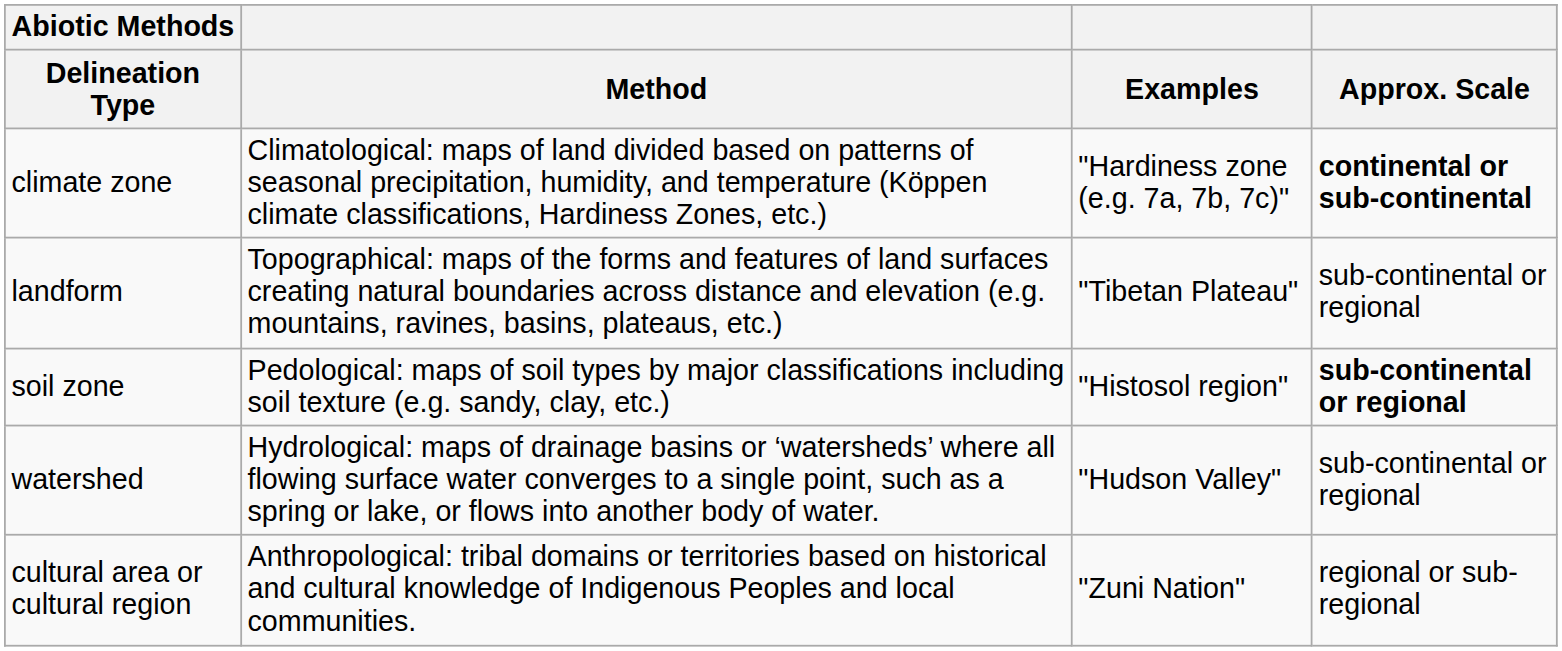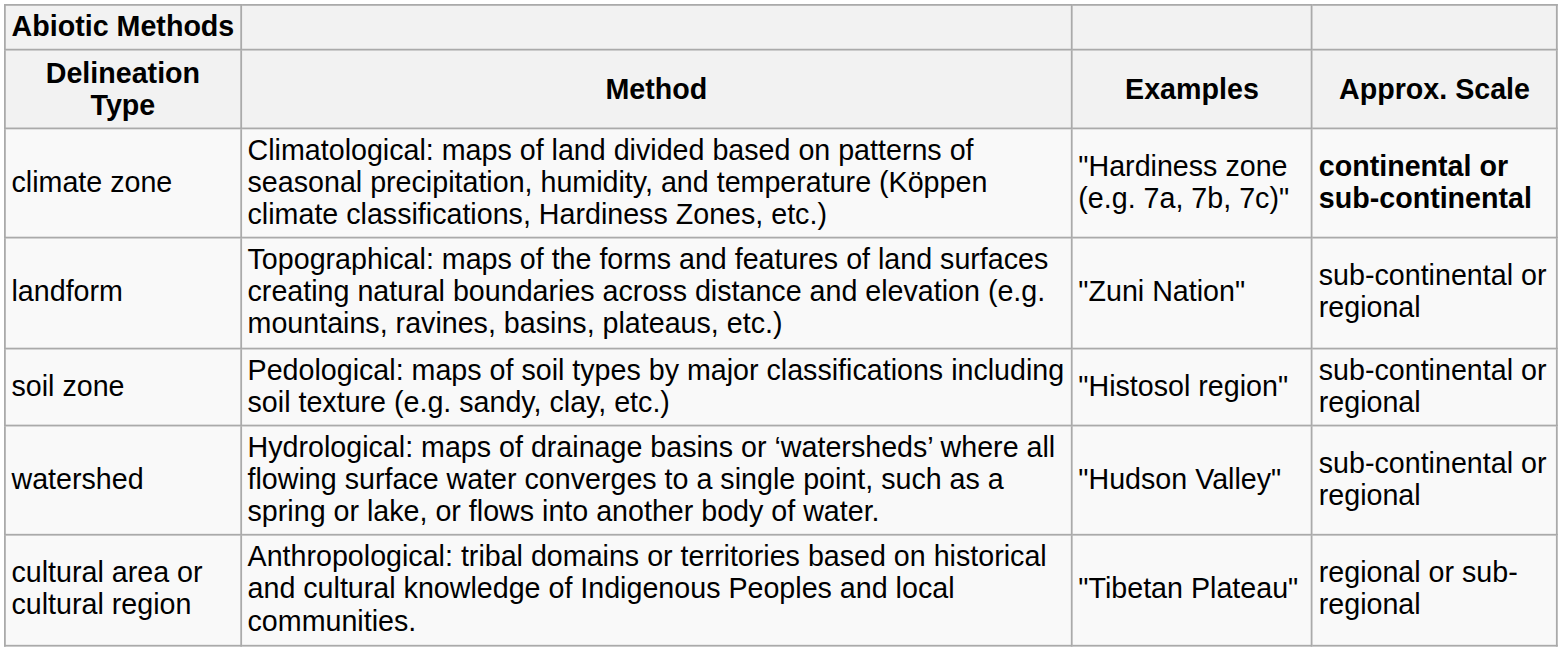(1188, 292) "Tibetan Plateau" -> (1162, 292) "Zuni Nation"
(1425, 386) bold -> (1433, 386) normal
(1162, 589) "Zuni Nation" -> (1188, 589) "Tibetan Plateau"
